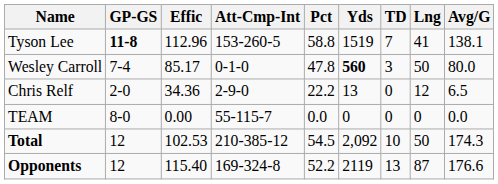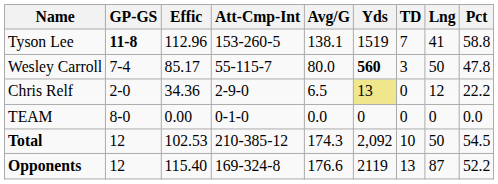columns swapped: (321, 16) <-> (469, 16)
(232, 66) 0-1-0 -> (243, 66) 55-115-7
(350, 91) no background -> (365, 91) khaki background
(243, 116) 55-115-7 -> (232, 116) 0-1-0
